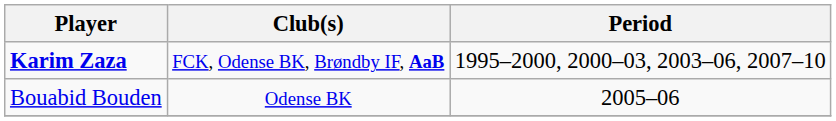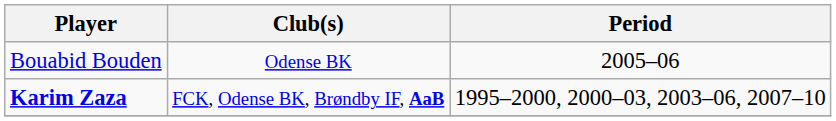rows swapped: (86, 97) <-> (68, 60)
